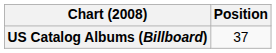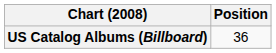(241, 37) 37 -> (241, 37) 36
